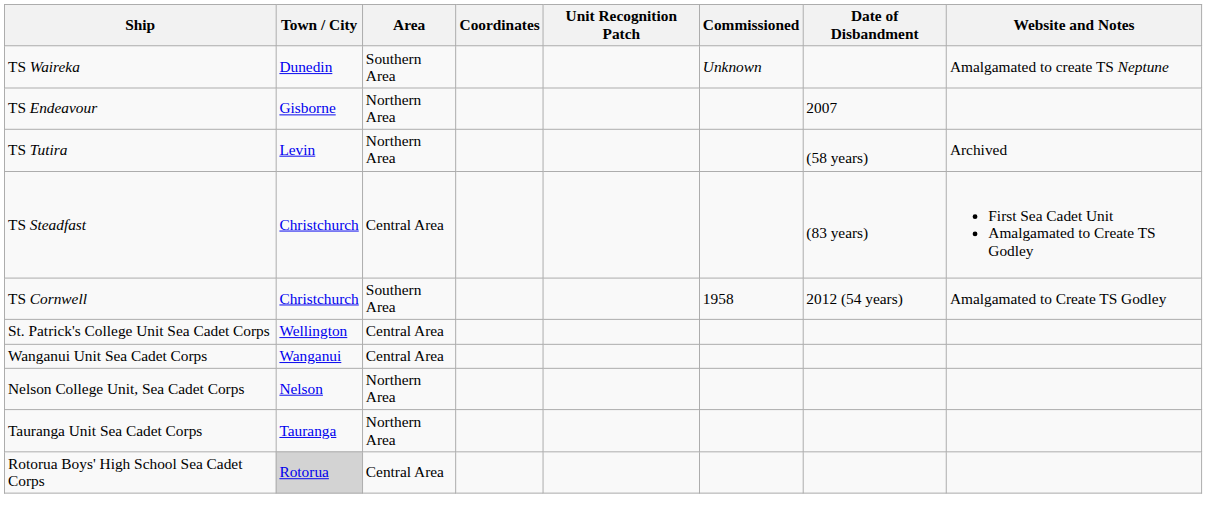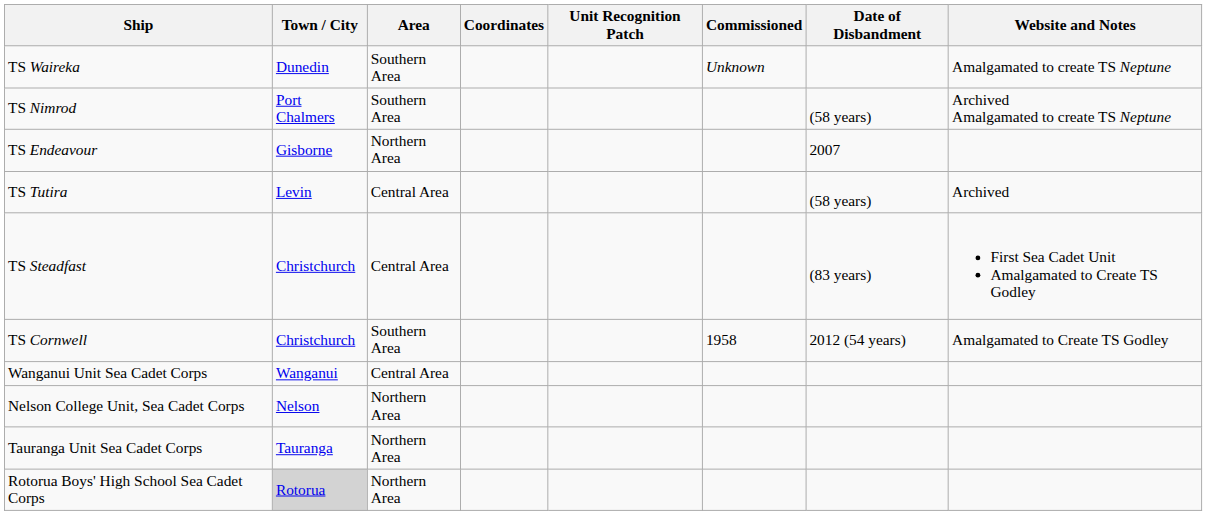+ row: (42, 108)
(394, 150) Northern Area -> (410, 191) Central Area
- row: (139, 331)
(405, 472) Central Area -> (398, 489) Northern Area
